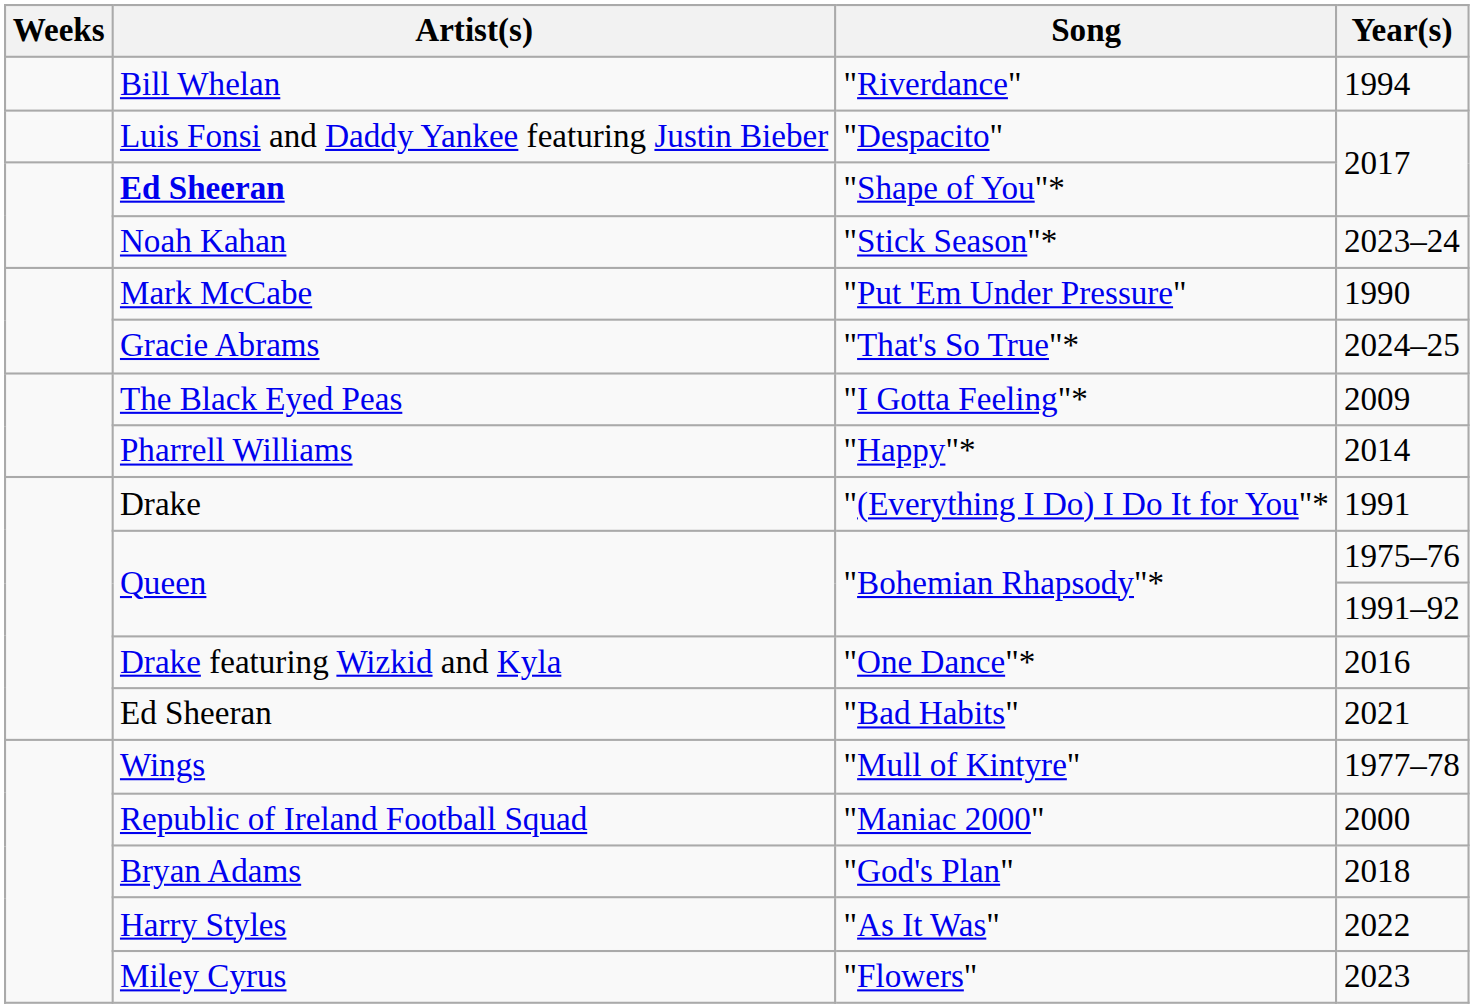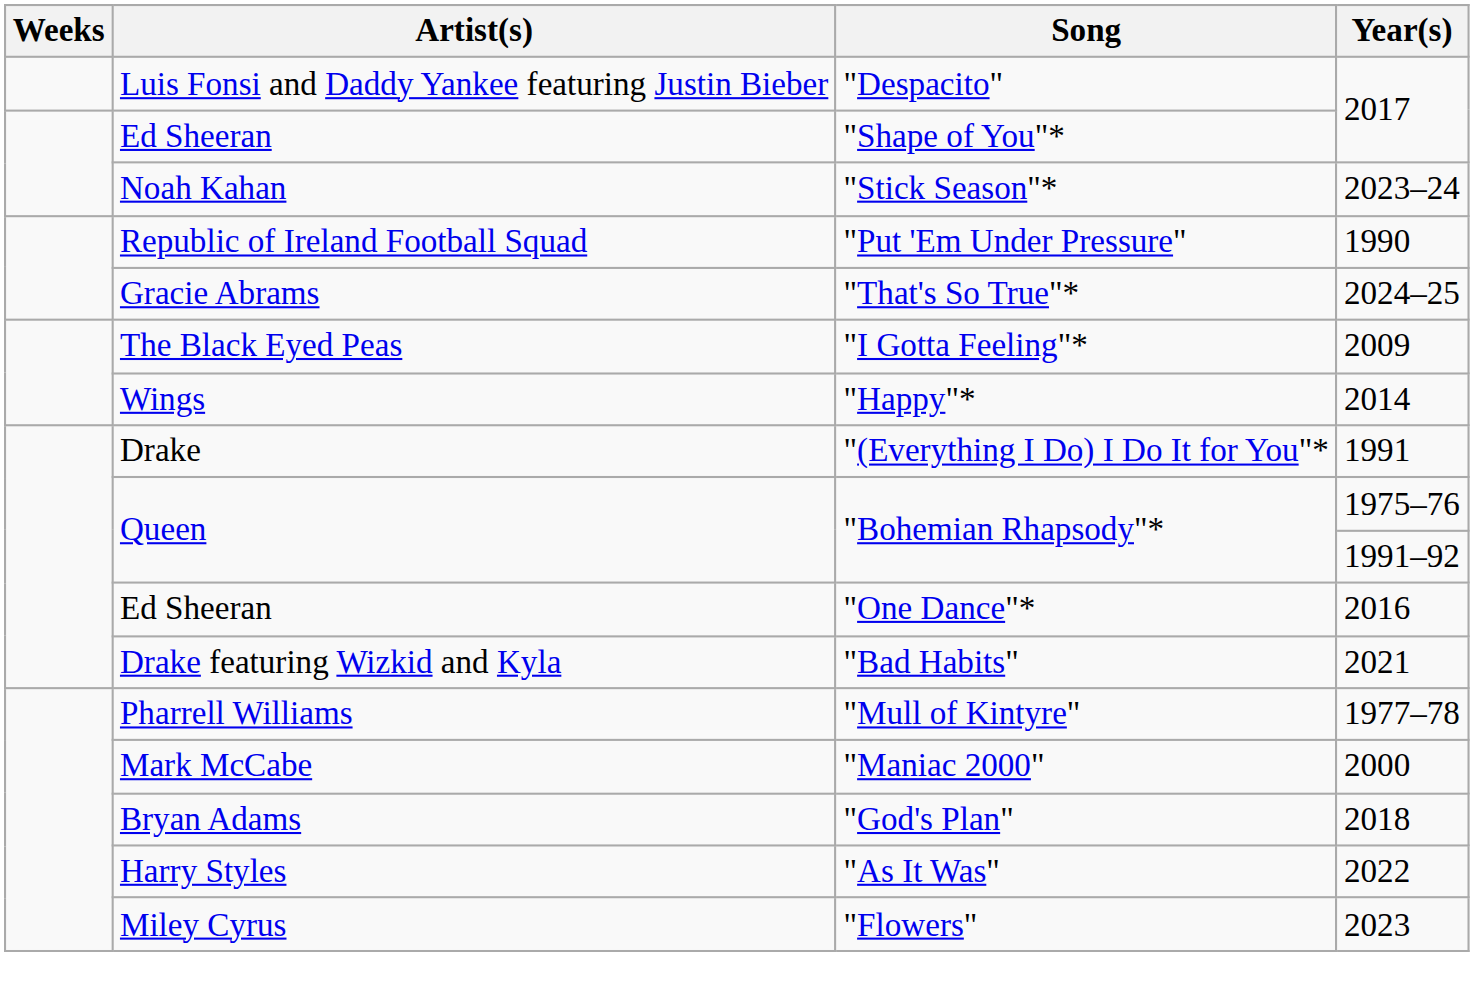- row: (933, 83)
(202, 188) bold -> (196, 135) normal
(216, 293) Mark McCabe -> (354, 240) Republic of Ireland Football Squad
(236, 450) Pharrell Williams -> (163, 398) Wings
(341, 661) Drake featuring Wizkid and Kyla -> (196, 608) Ed Sheeran
(196, 713) Ed Sheeran -> (341, 661) Drake featuring Wizkid and Kyla
(163, 766) Wings -> (236, 713) Pharrell Williams
(354, 818) Republic of Ireland Football Squad -> (216, 766) Mark McCabe
